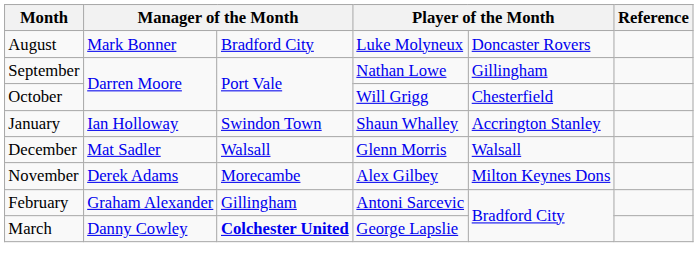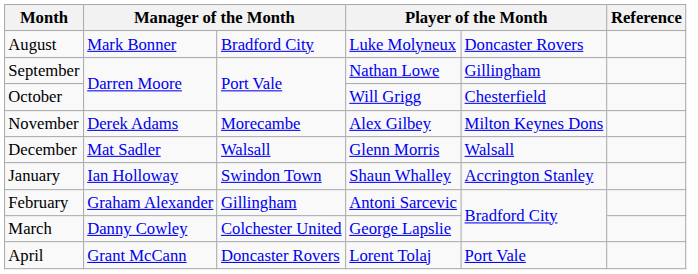rows swapped: (43, 176) <-> (34, 123)
(285, 228) bold -> (281, 228) normal
+ row: (26, 255)
